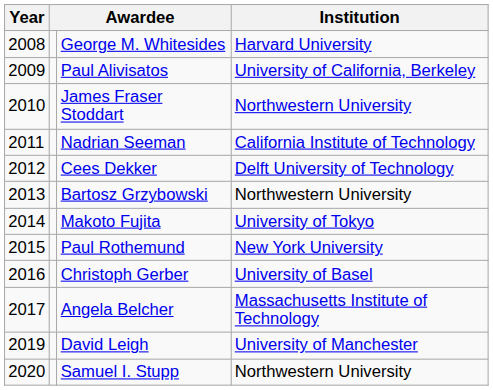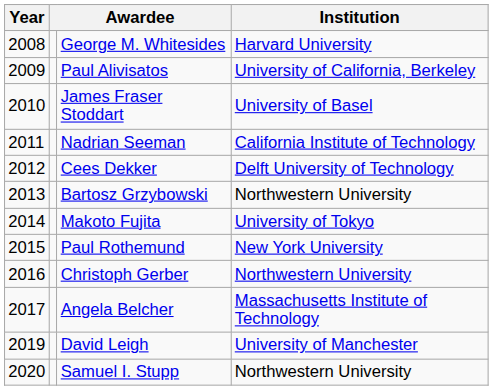(323, 106) Northwestern University -> (304, 106) University of Basel
(304, 273) University of Basel -> (323, 273) Northwestern University
